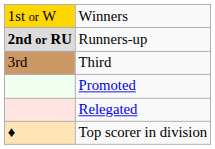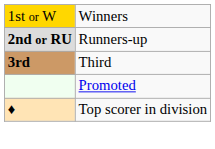(18, 62) normal -> (19, 62) bold
- row: (108, 109)
